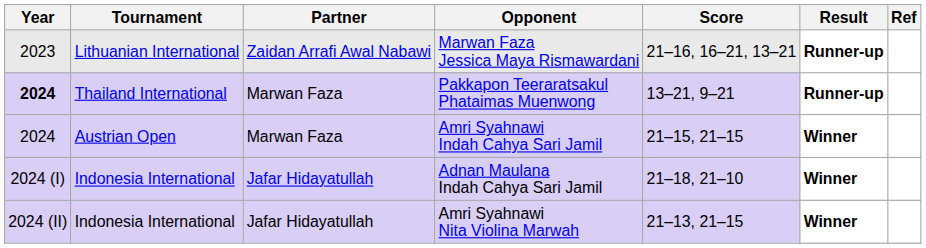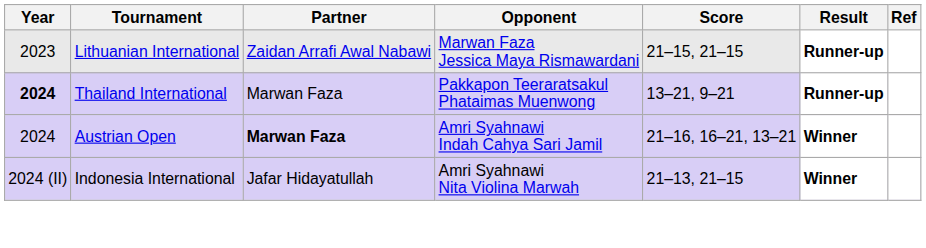(721, 51) 21–16, 16–21, 13–21 -> (695, 51) 21–15, 21–15
(295, 137) normal -> (296, 137) bold
(695, 137) 21–15, 21–15 -> (721, 137) 21–16, 16–21, 13–21
- row: (520, 179)
